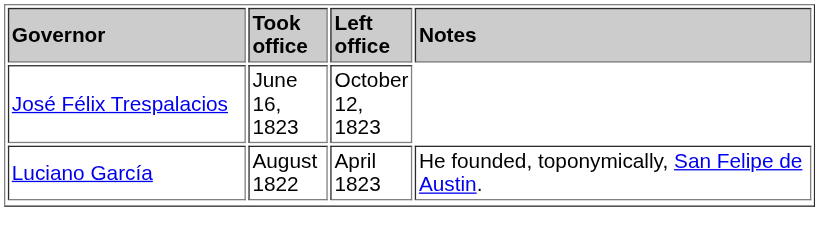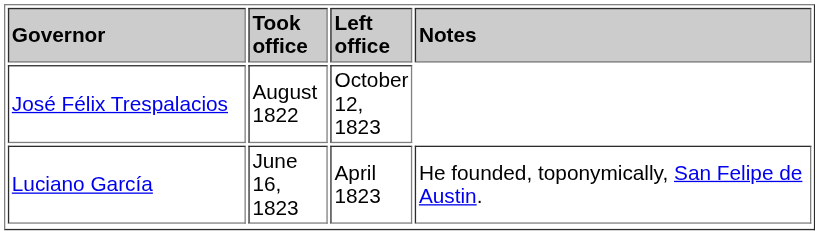(276, 103) June 16, 1823 -> (285, 103) August 1822
(285, 172) August 1822 -> (276, 184) June 16, 1823
